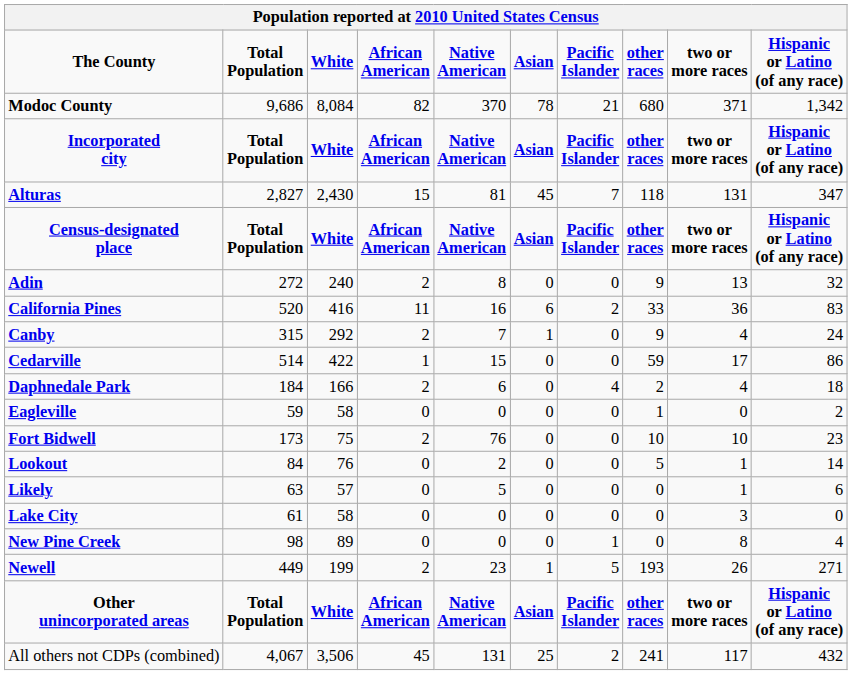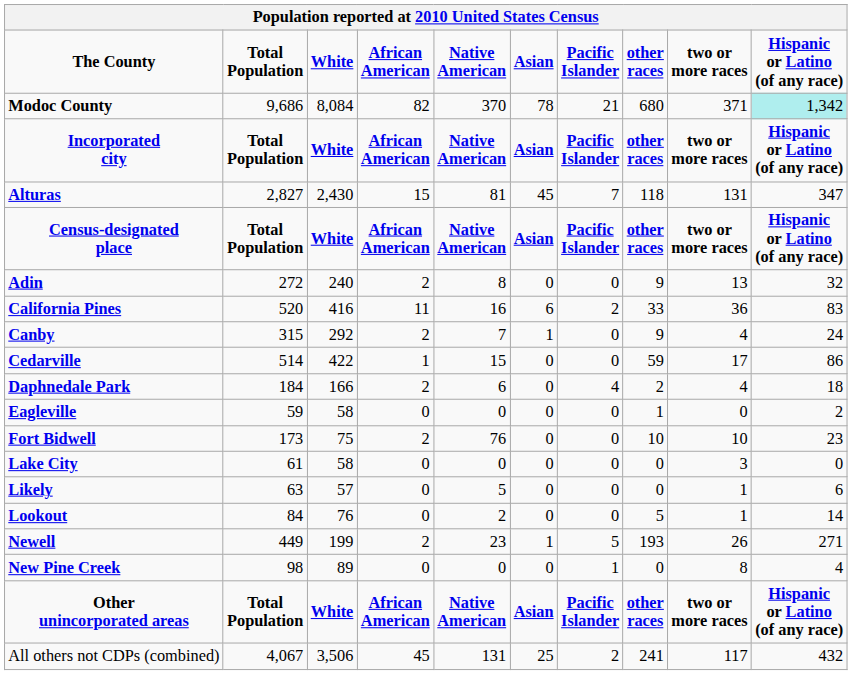(825, 105) no background -> (825, 105) paleturquoise background
rows swapped: (43, 515) <-> (38, 464)
rows swapped: (64, 541) <-> (32, 567)
